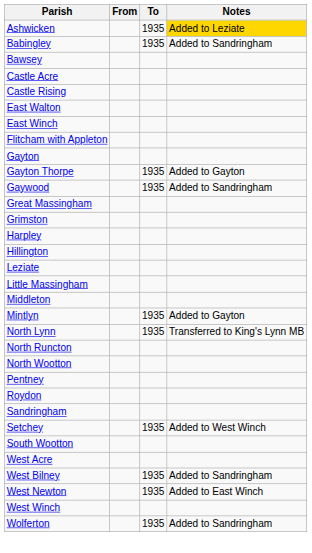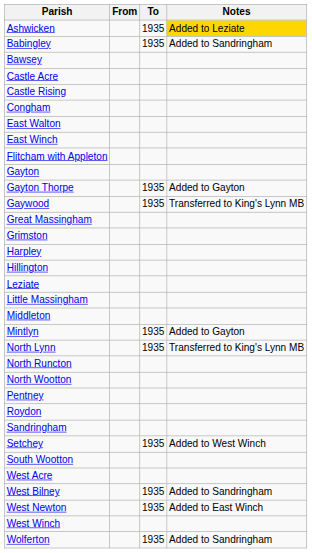+ row: (28, 108)
(221, 188) Added to Sandringham -> (237, 204) Transferred to King's Lynn MB
